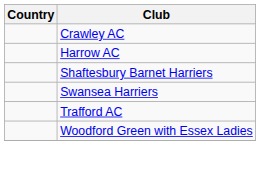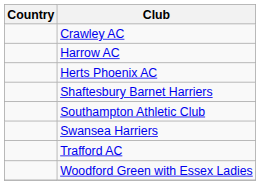+ row: (109, 73)
+ row: (133, 112)
